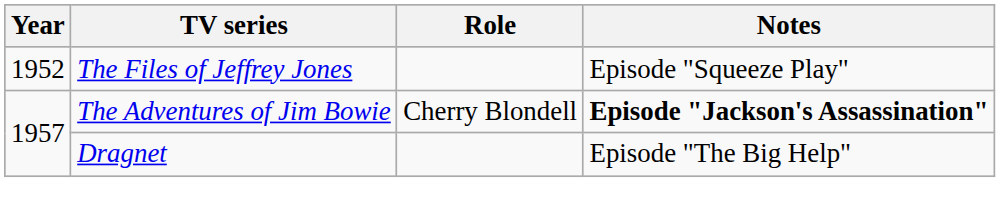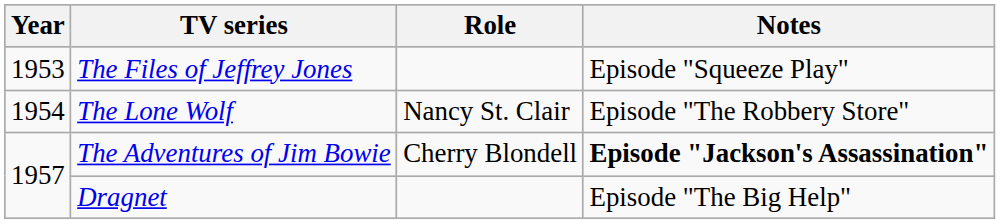(38, 68) 1952 -> (38, 68) 1953
+ row: (155, 111)
